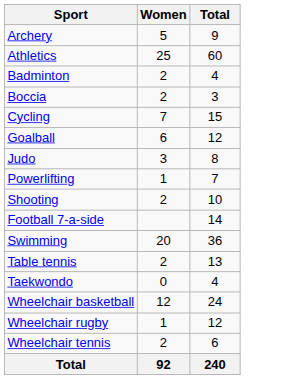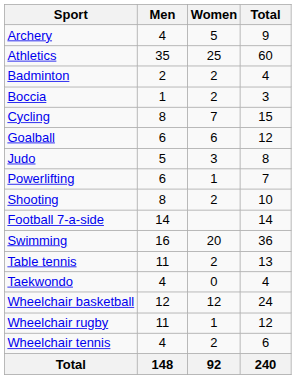+ column: (162, 14)
